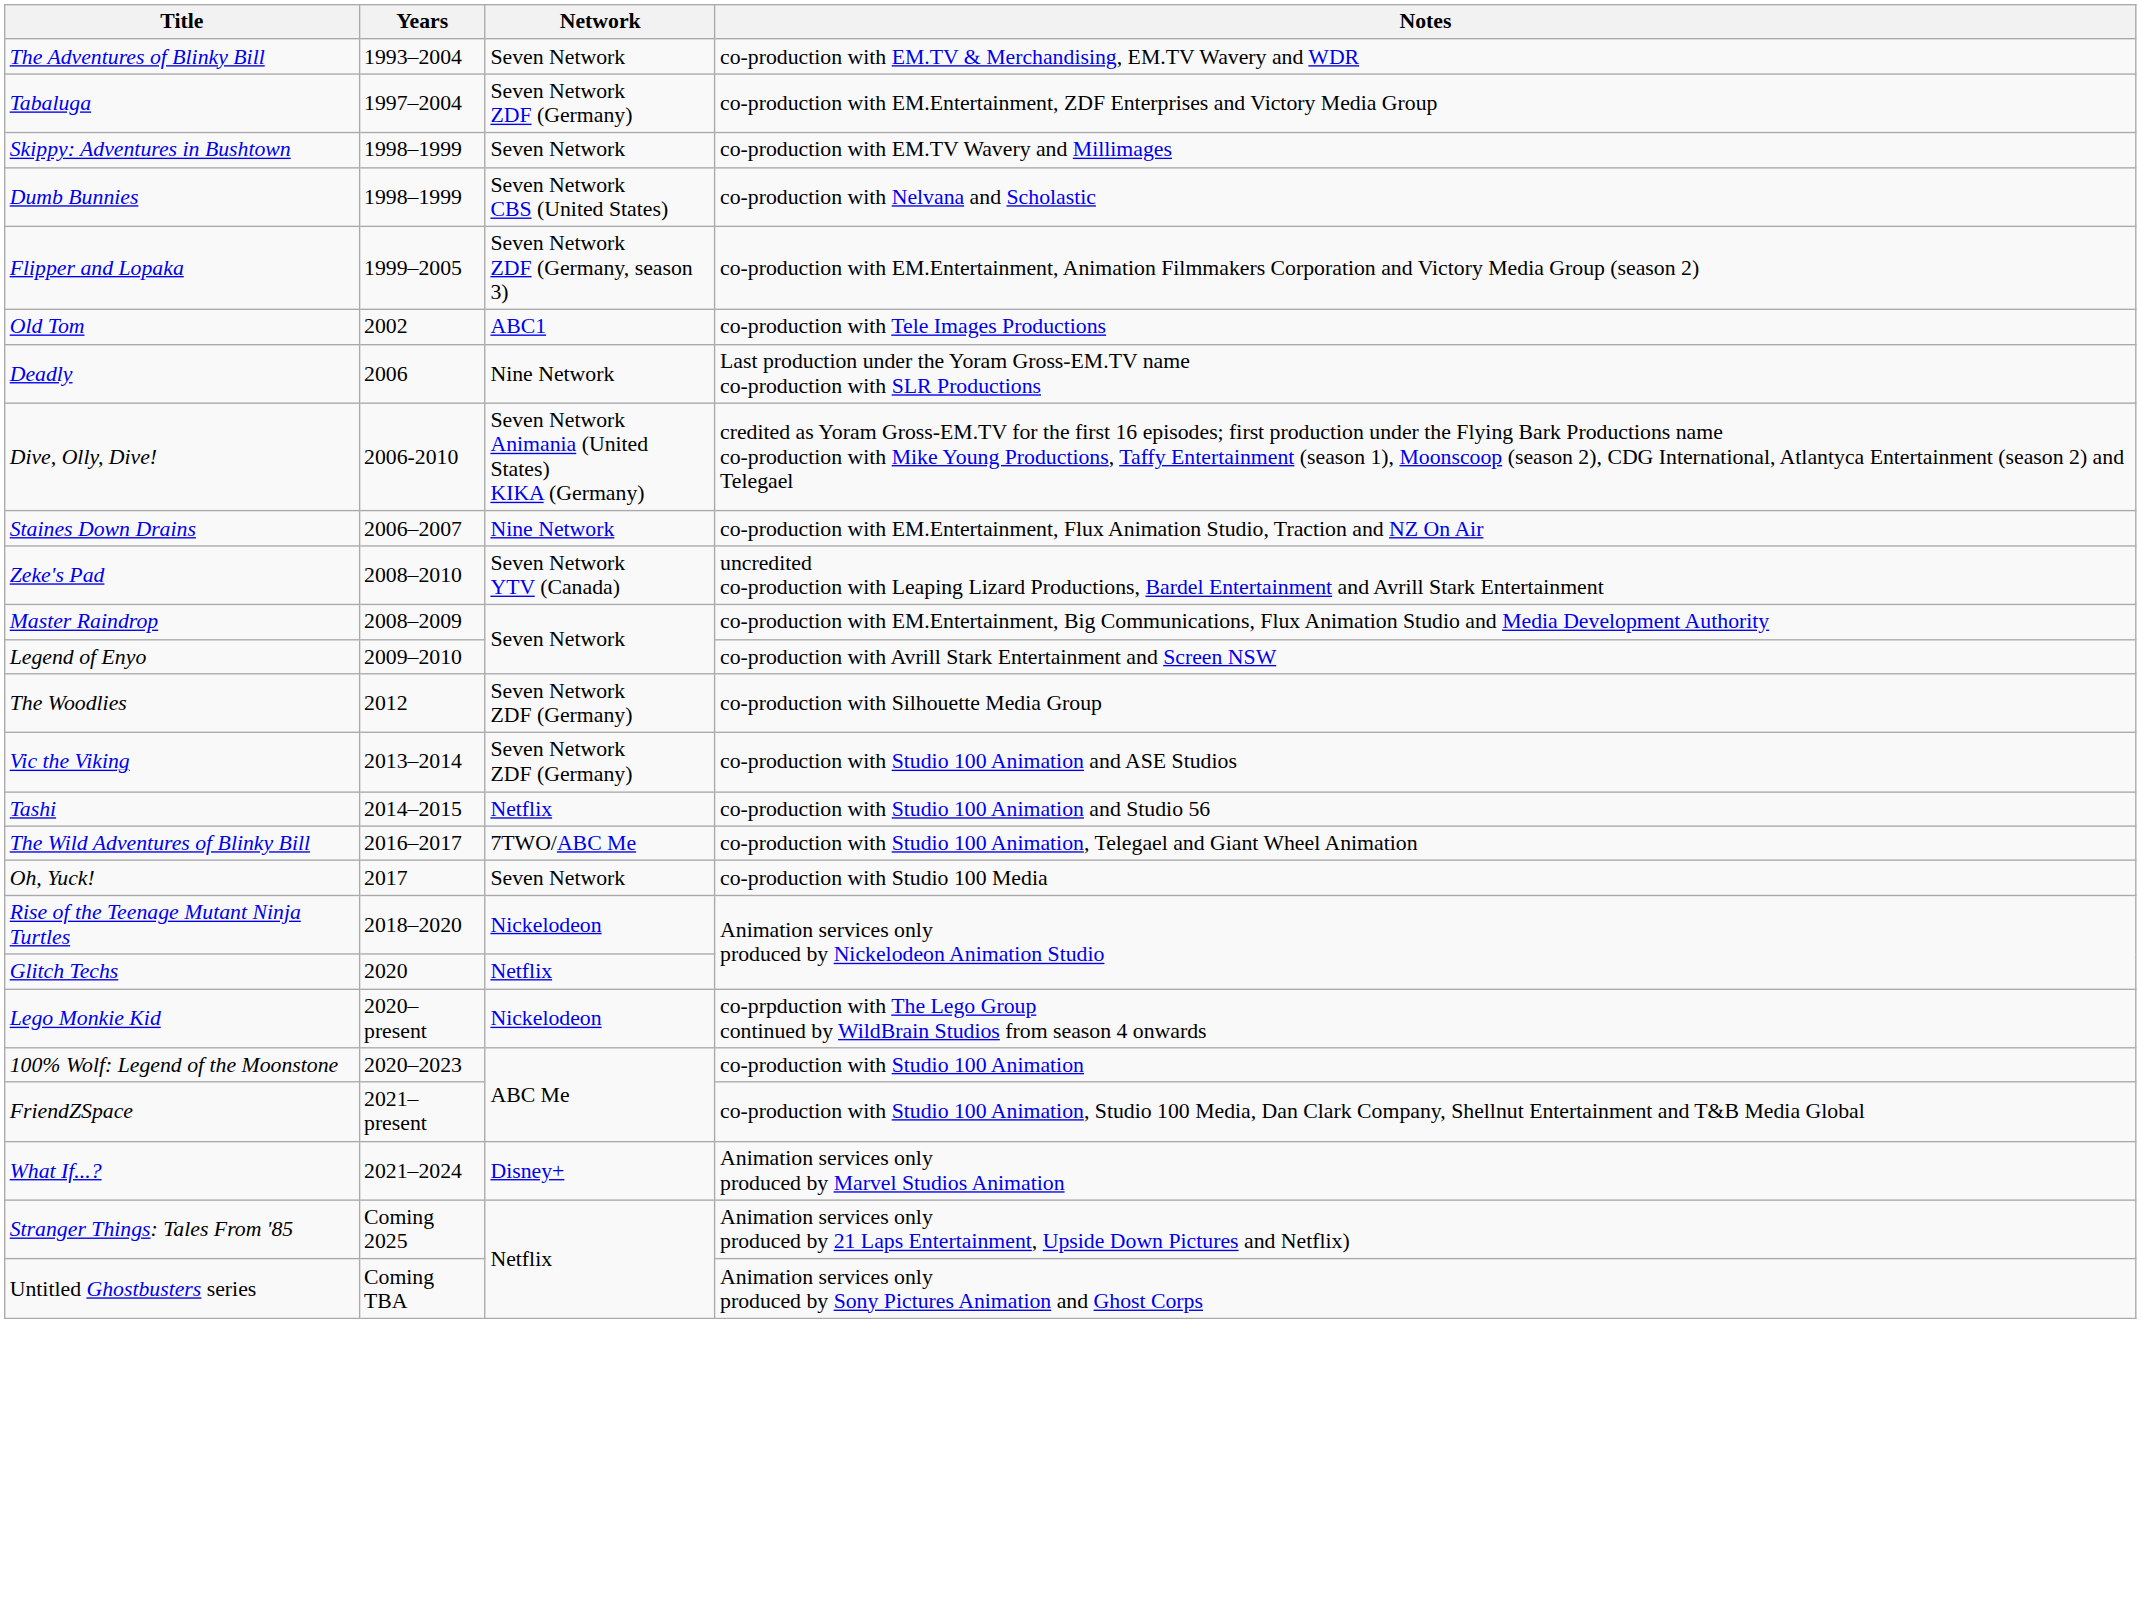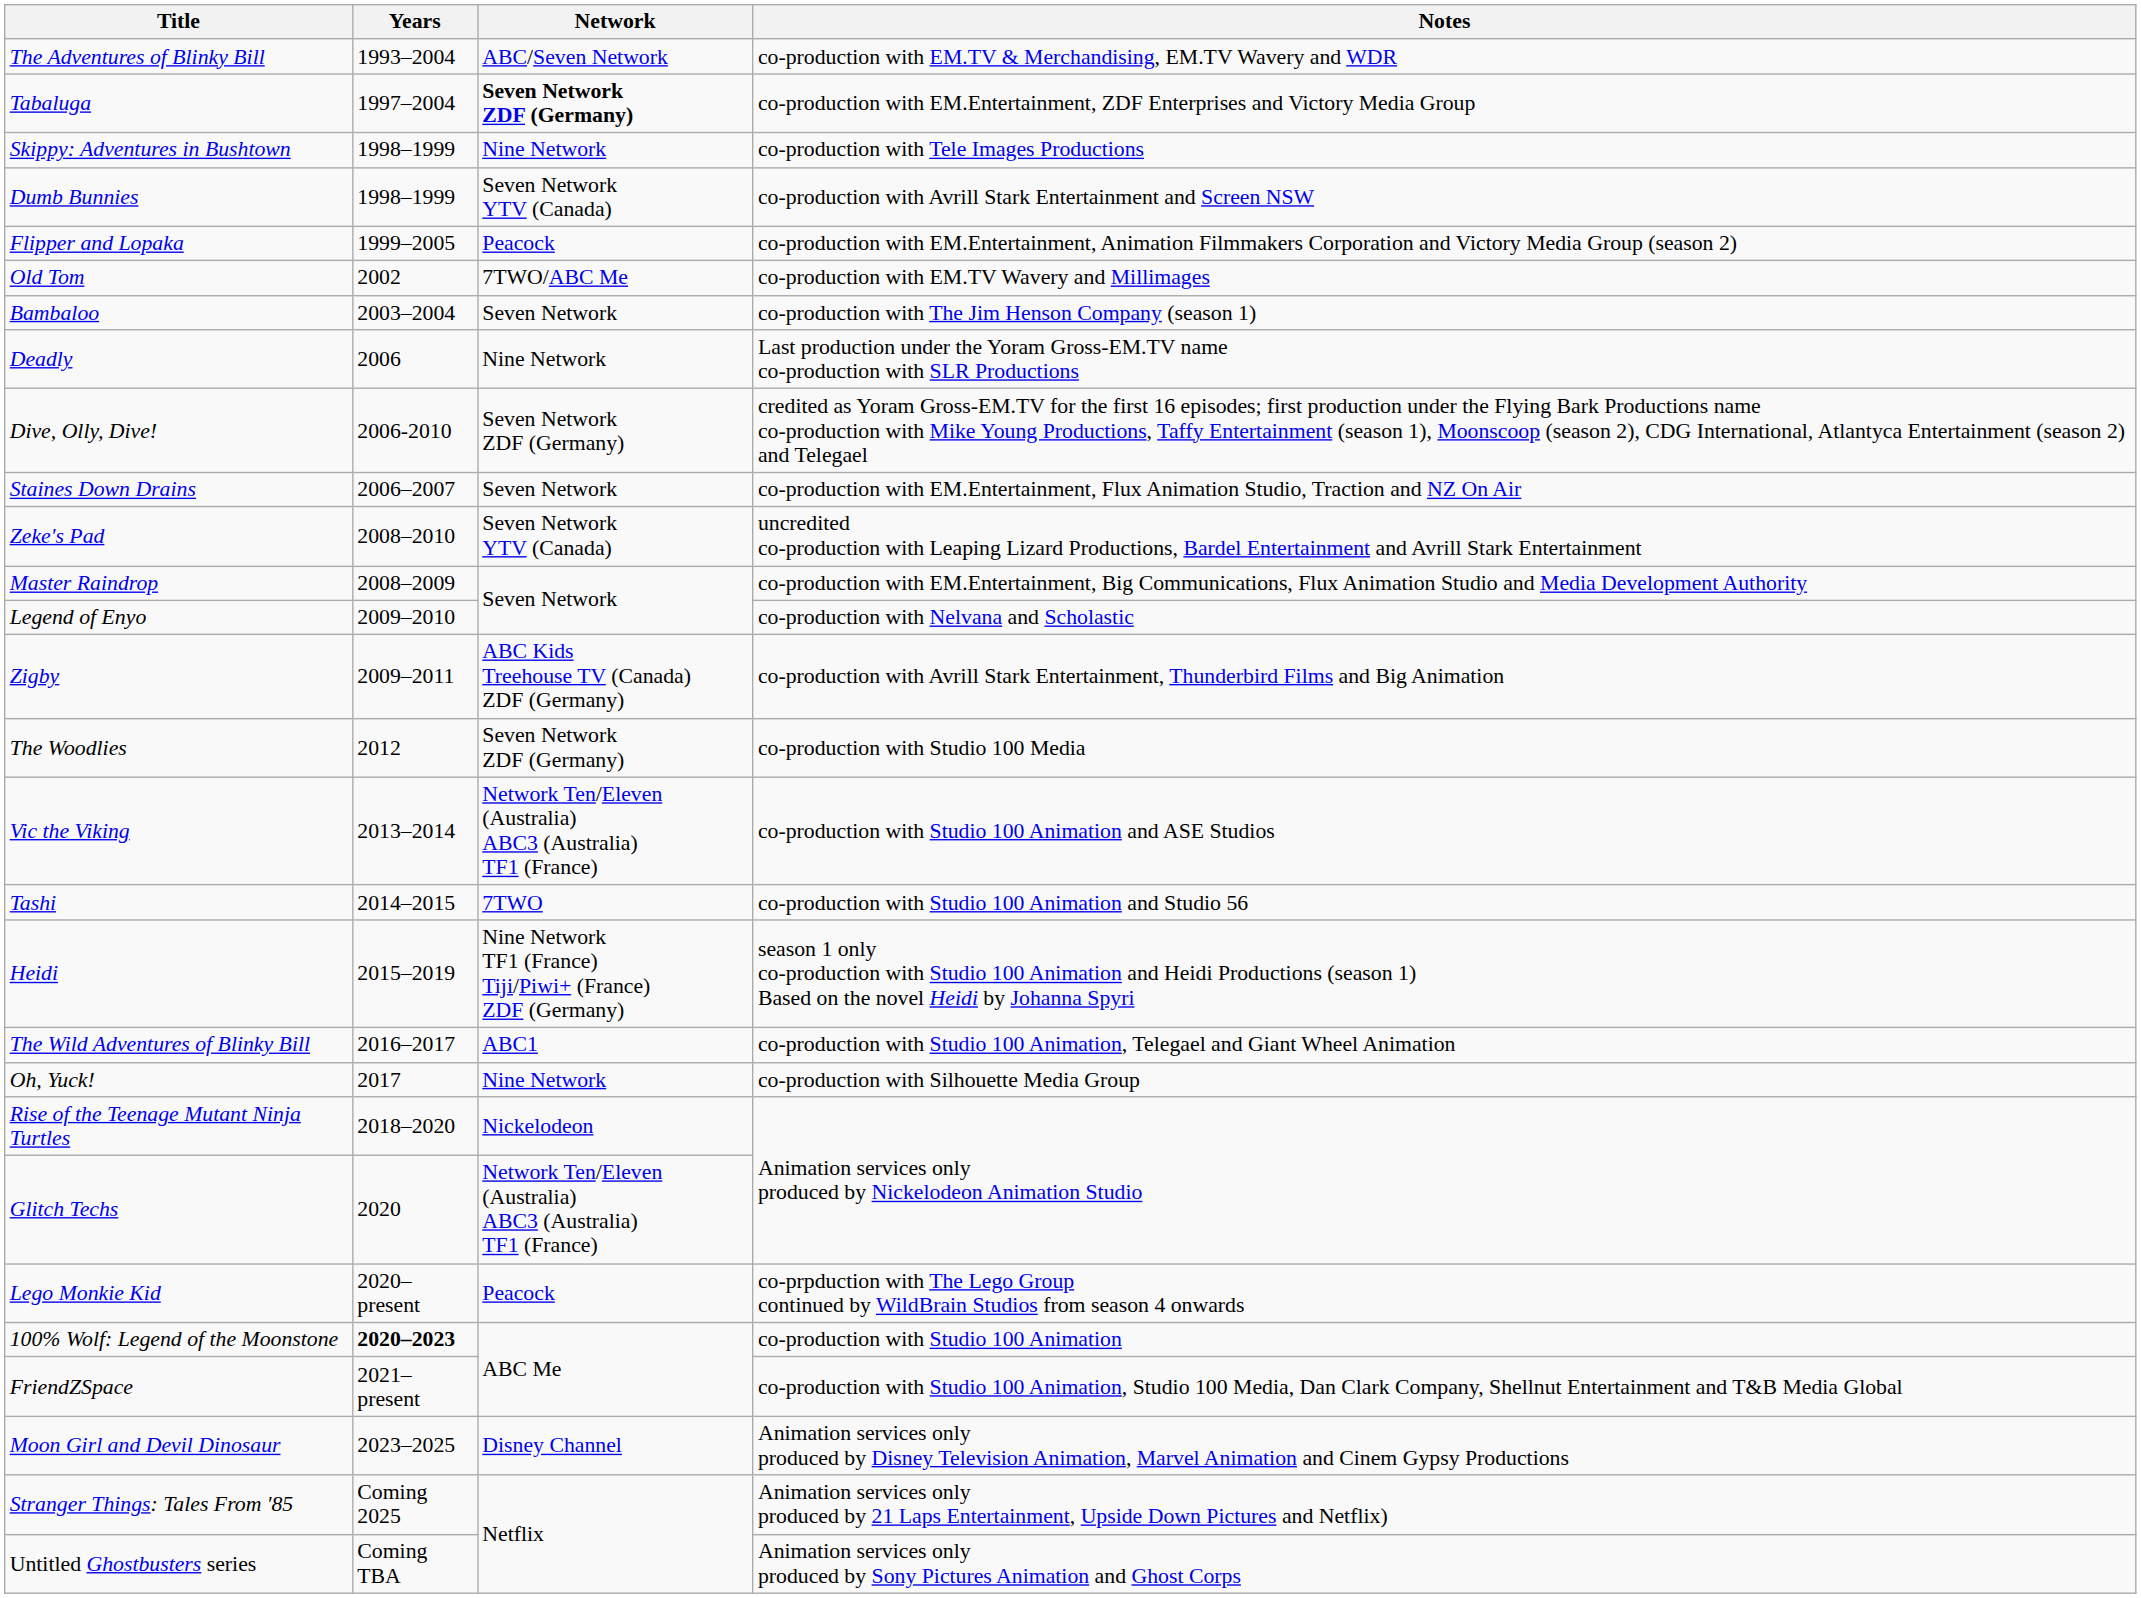(558, 56) Seven Network -> (575, 56) ABC/Seven Network
(561, 103) normal -> (558, 103) bold
(558, 149) Seven Network -> (544, 149) Nine Network
(946, 149) co-production with EM.TV Wavery and Millimages -> (951, 149) co-production with Tele Images Productions
(579, 196) Seven Network CBS (United States) -> (550, 196) Seven Network YTV (Canada)
(908, 196) co-production with Nelvana and Scholastic -> (1036, 196) co-production with Avrill Stark Entertainment and Screen NSW
(592, 267) Seven Network ZDF (Germany, season 3) -> (519, 243) Peacock
(518, 326) ABC1 -> (555, 277) 7TWO/ABC Me
(913, 326) co-production with Tele Images Productions -> (984, 277) co-production with EM.TV Wavery and Millimages
+ row: (54, 312)
(569, 456) Seven Network Animania (United States) KIKA (Germany) -> (553, 430) Seven Network ZDF (Germany)
(552, 528) Nine Network -> (550, 489) Seven Network
(998, 656) co-production with Avrill Stark Entertainment and Screen NSW -> (946, 617) co-production with Nelvana and Scholastic
+ row: (34, 676)
(911, 702) co-production with Silhouette Media Group -> (922, 747) co-production with Studio 100 Media
(561, 761) Seven Network ZDF (Germany) -> (572, 830) Network Ten/Eleven (Australia) ABC3 (Australia) TF1 (France)
(521, 808) Netflix -> (513, 902) 7TWO
+ row: (34, 973)
(563, 843) 7TWO/ABC Me -> (510, 1044) ABC1
(558, 877) Seven Network -> (544, 1079) Nine Network
(884, 877) co-production with Studio 100 Media -> (949, 1079) co-production with Silhouette Media Group
(521, 971) Netflix -> (572, 1209) Network Ten/Eleven (Australia) ABC3 (Australia) TF1 (France)
(546, 1017) Nickelodeon -> (519, 1292) Peacock
(413, 1064) normal -> (406, 1339) bold
- row: (56, 1170)
+ row: (145, 1445)
